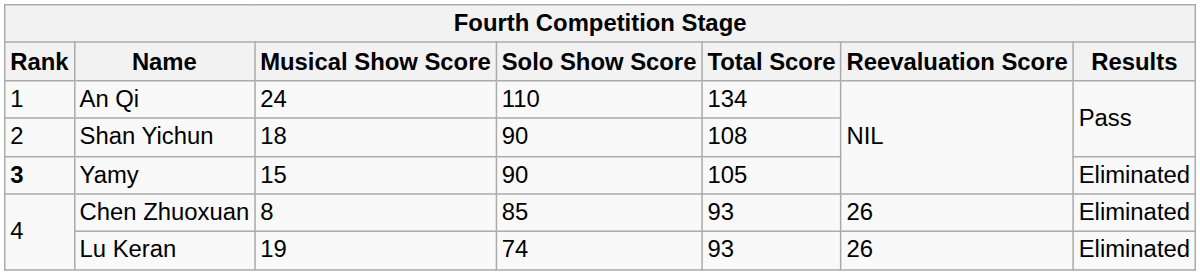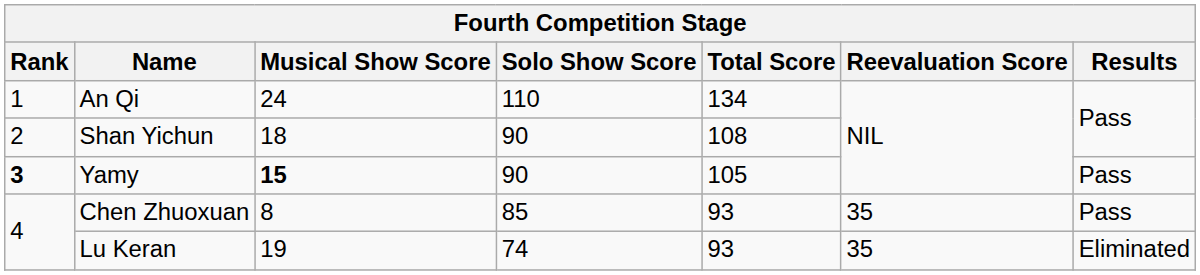(273, 174) normal -> (273, 174) bold
(1134, 174) Eliminated -> (1105, 174) Pass
(860, 212) 26 -> (860, 212) 35
(1134, 212) Eliminated -> (1105, 212) Pass
(860, 250) 26 -> (860, 250) 35
